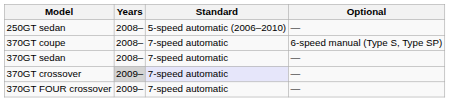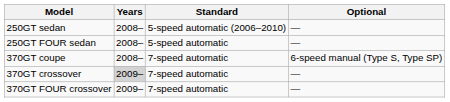+ row: (51, 43)
- row: (36, 58)
(188, 74) lavender background -> (188, 74) no background
